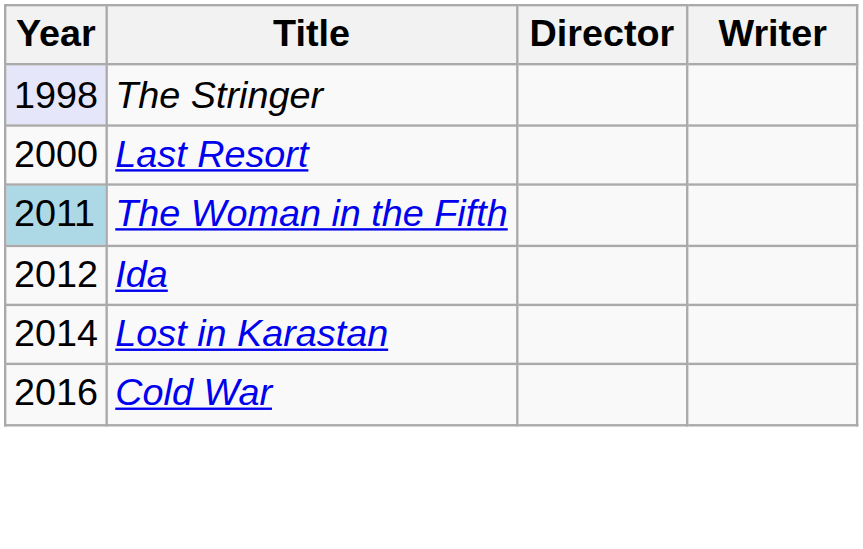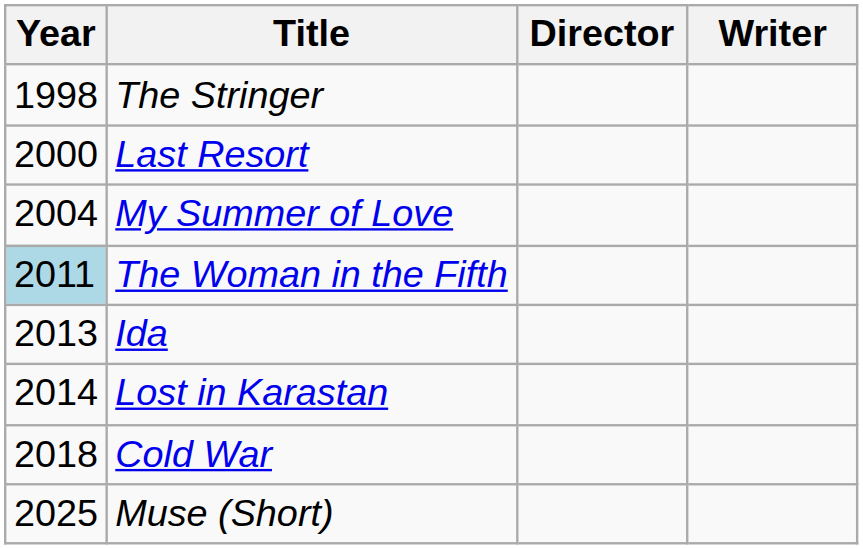(56, 94) lavender background -> (56, 94) no background
+ row: (284, 214)
(56, 273) 2012 -> (56, 333) 2013
(56, 393) 2016 -> (56, 453) 2018
+ row: (224, 513)
